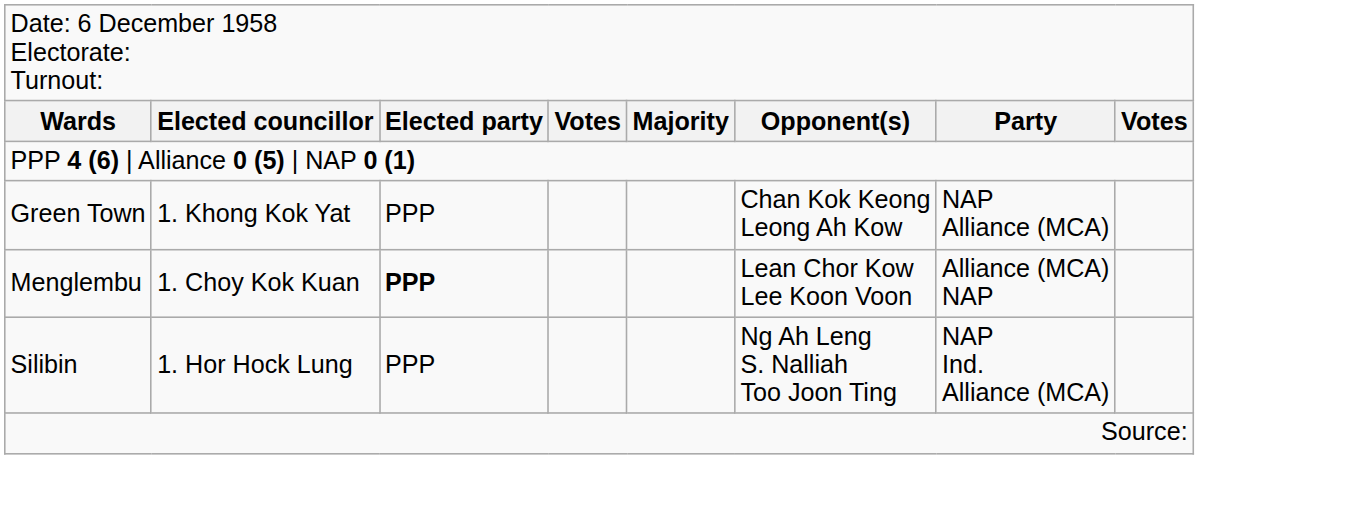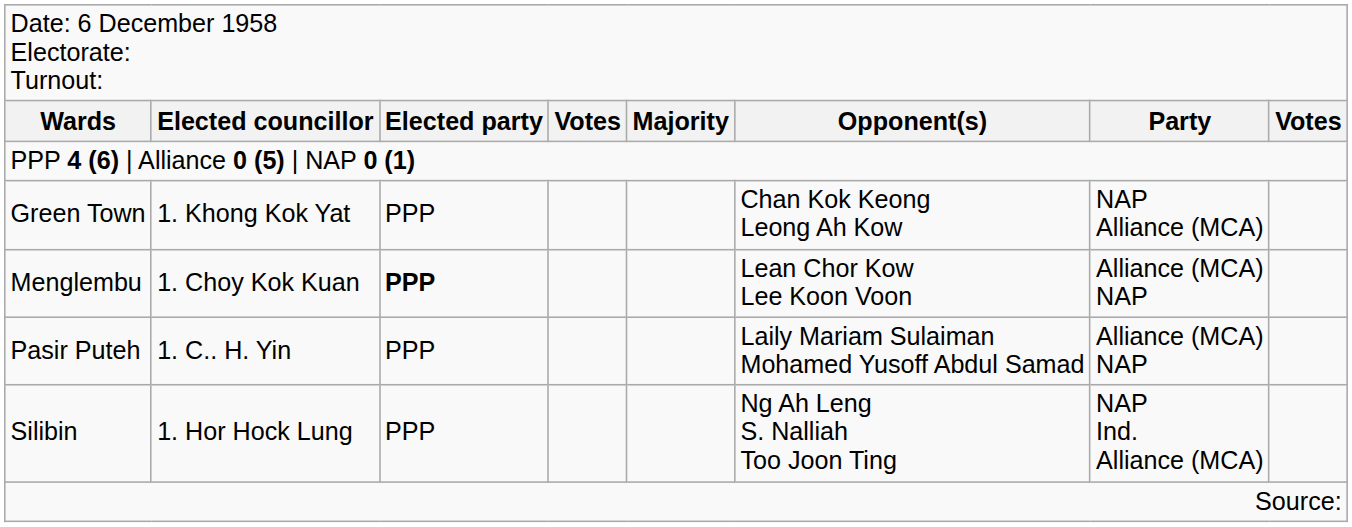+ row: (76, 350)
